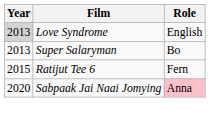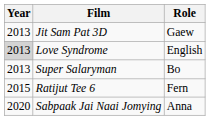+ row: (71, 32)
(179, 87) pink background -> (179, 106) no background
